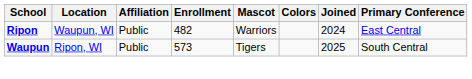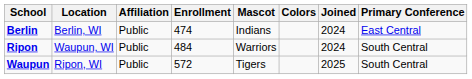+ row: (22, 30)
(183, 30) 482 -> (183, 47) 484
(391, 30) East Central -> (394, 47) South Central
(183, 47) 573 -> (183, 64) 572
